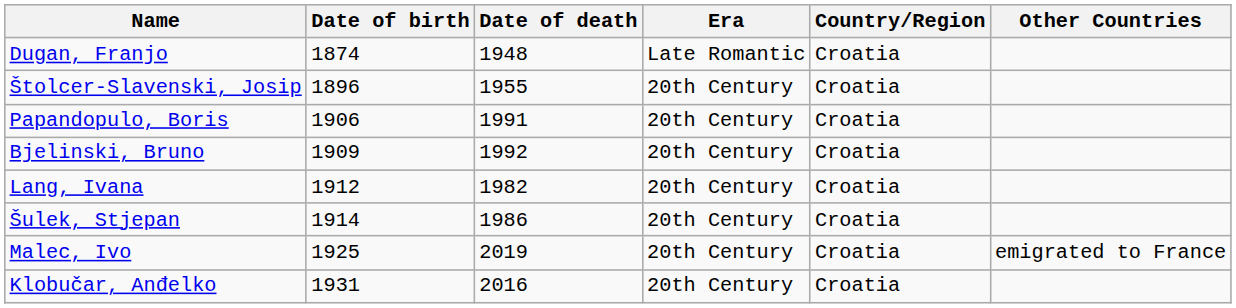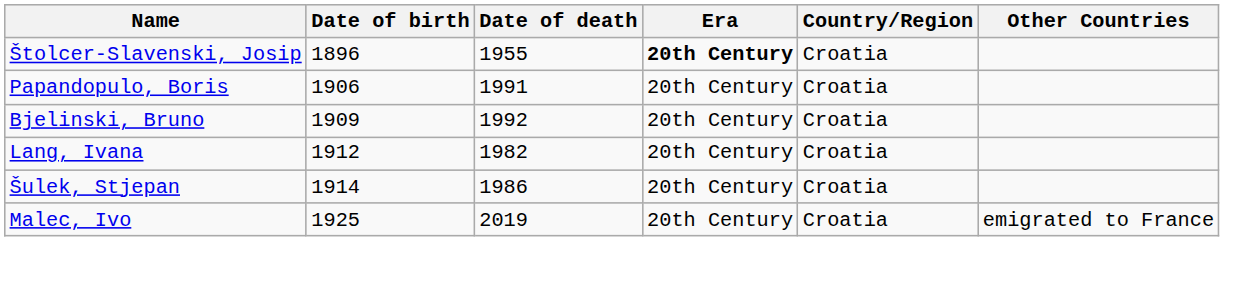- row: (89, 54)
(720, 87) normal -> (720, 54) bold
- row: (113, 286)
